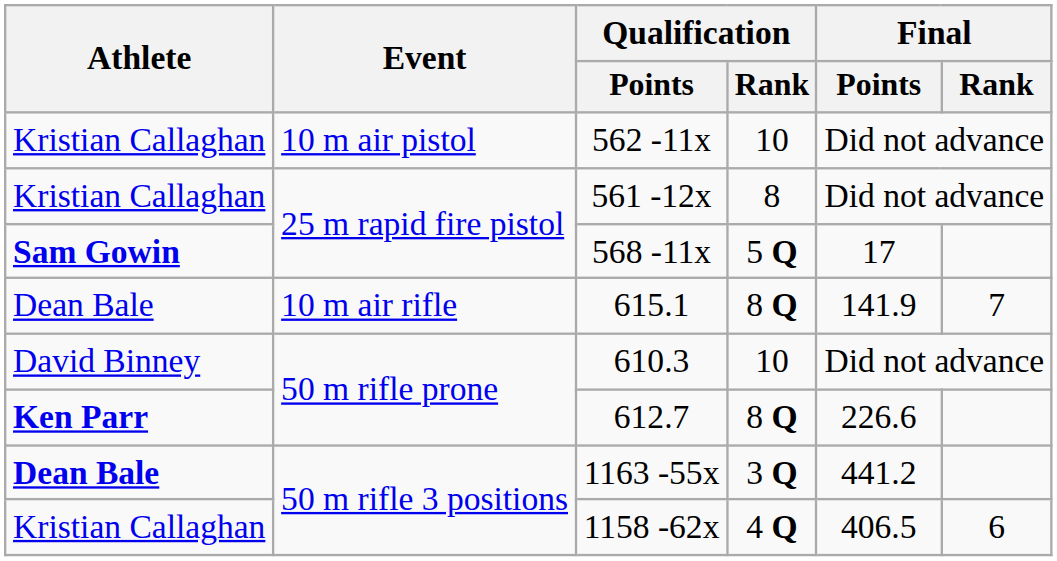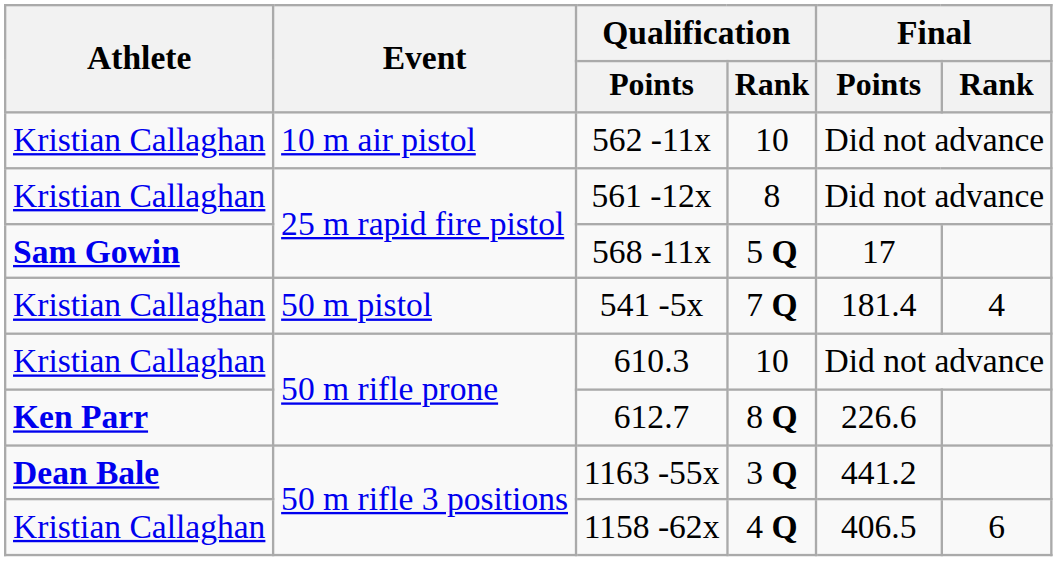+ row: (652, 306)
- row: (652, 306)
(107, 361) David Binney -> (139, 361) Kristian Callaghan
